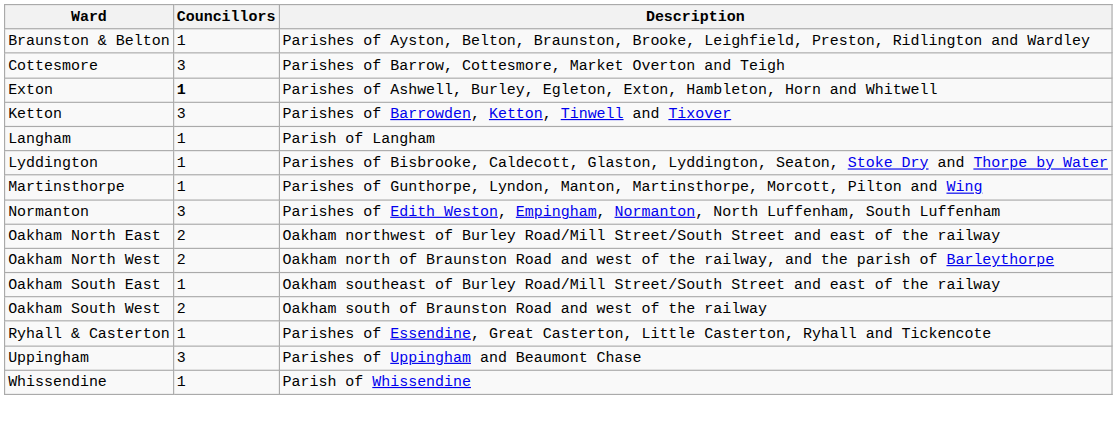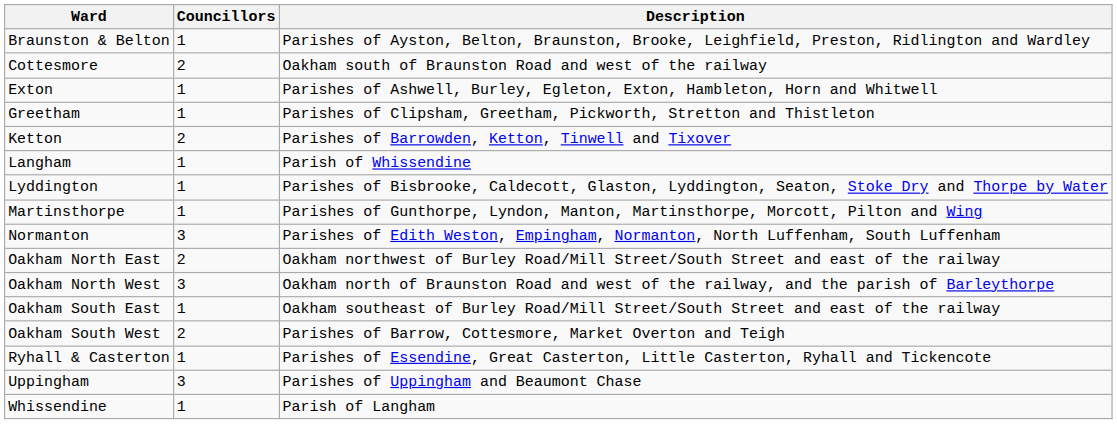(181, 65) 3 -> (181, 65) 2
(534, 65) Parishes of Barrow, Cottesmore, Market Overton and Teigh -> (525, 65) Oakham south of Braunston Road and west of the railway
(181, 90) bold -> (181, 90) normal
+ row: (44, 114)
(181, 114) 3 -> (181, 139) 2
(359, 139) Parish of Langham -> (377, 163) Parish of Whissendine
(181, 260) 2 -> (181, 285) 3
(525, 309) Oakham south of Braunston Road and west of the railway -> (534, 334) Parishes of Barrow, Cottesmore, Market Overton and Teigh
(377, 382) Parish of Whissendine -> (359, 407) Parish of Langham
